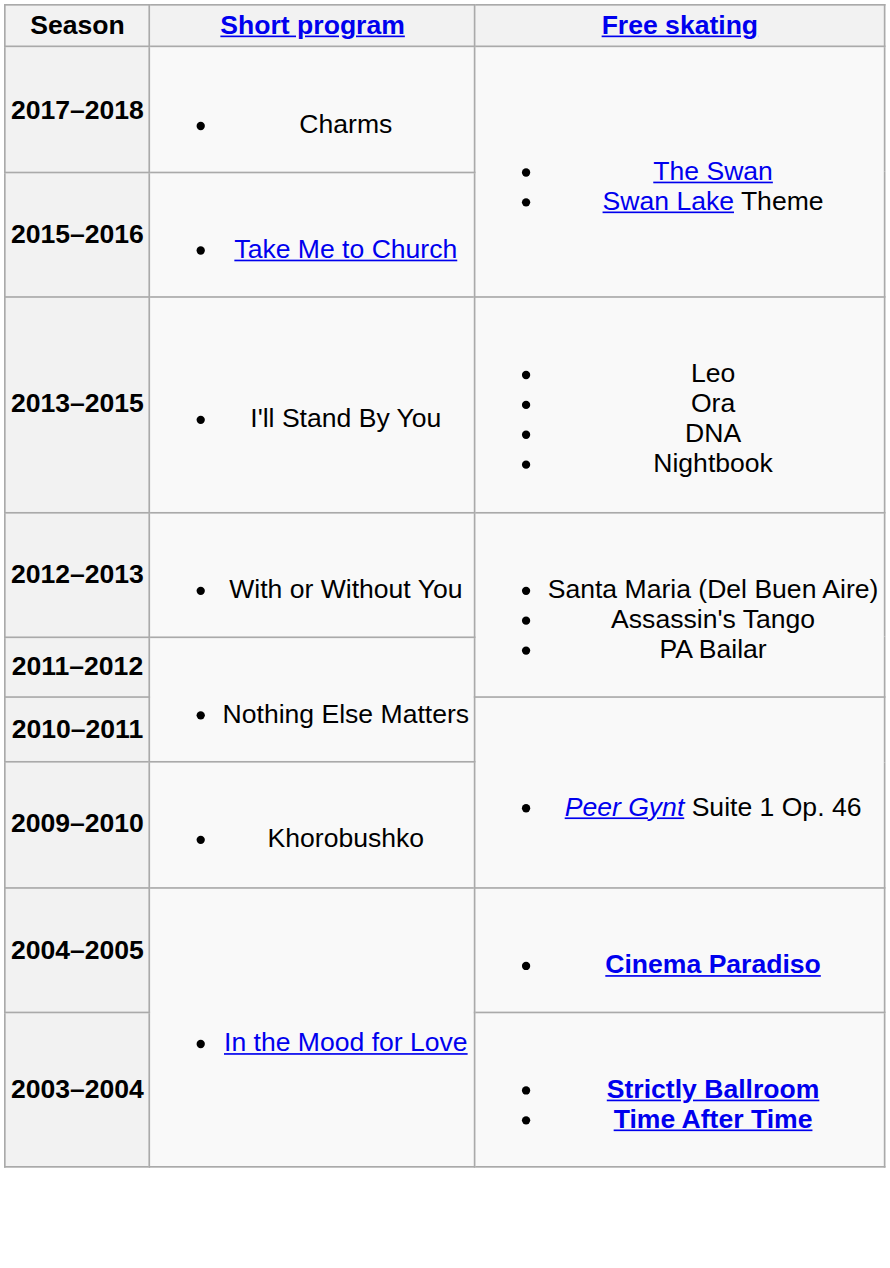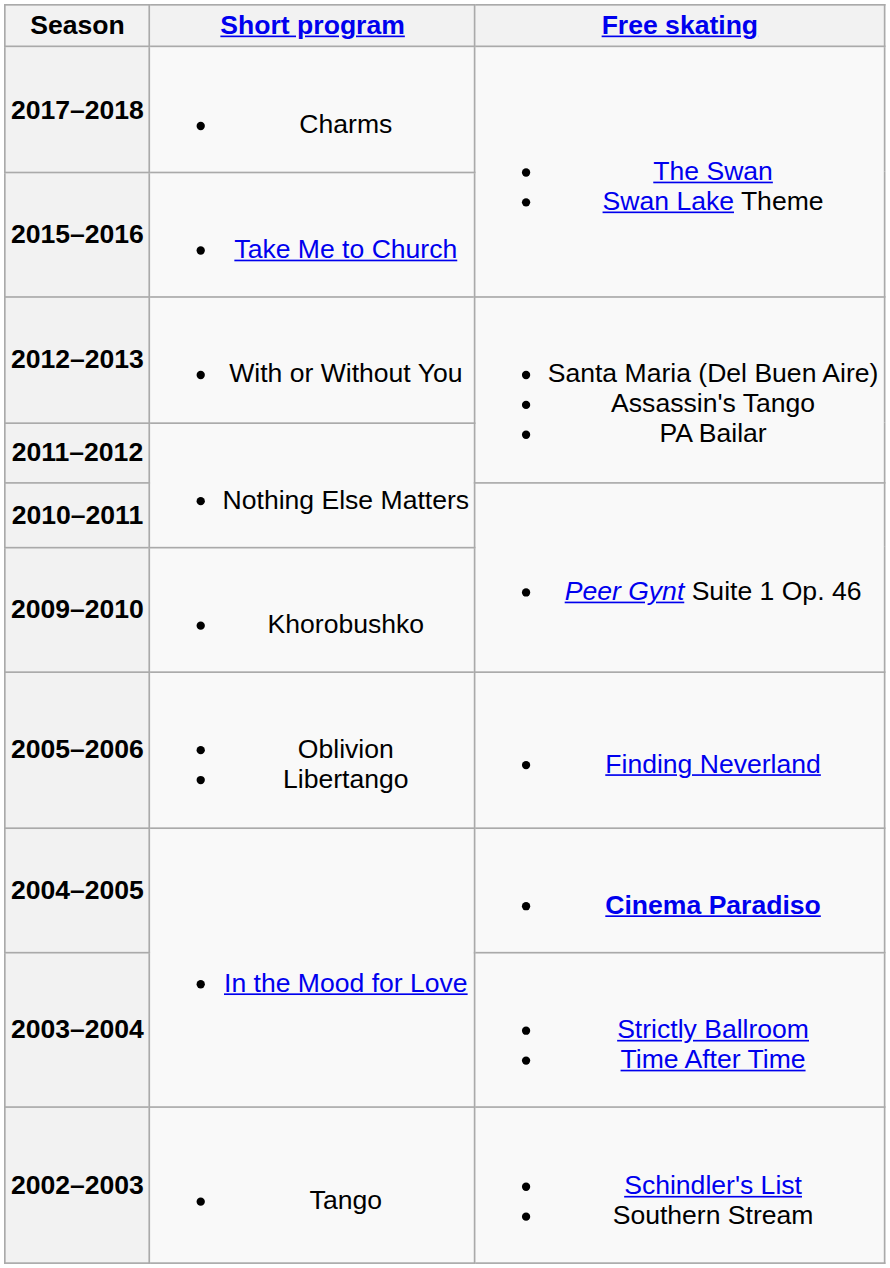- row: (77, 404)
+ row: (77, 749)
(680, 1105) bold -> (680, 1045) normal
+ row: (77, 1184)
